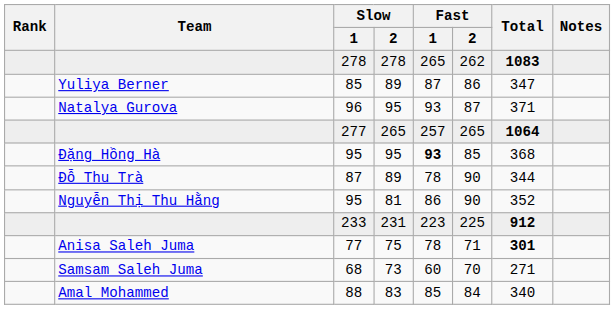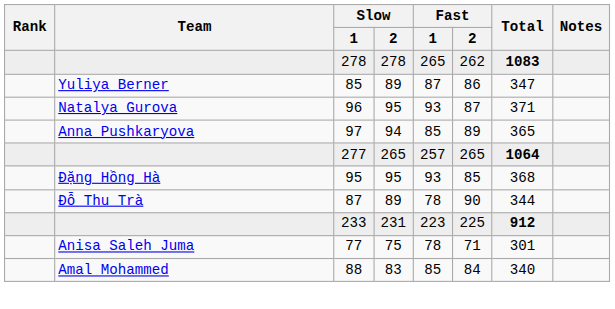+ row: (126, 132)
(433, 155) bold -> (433, 178) normal
- row: (139, 201)
(523, 247) bold -> (523, 247) normal
- row: (131, 270)
